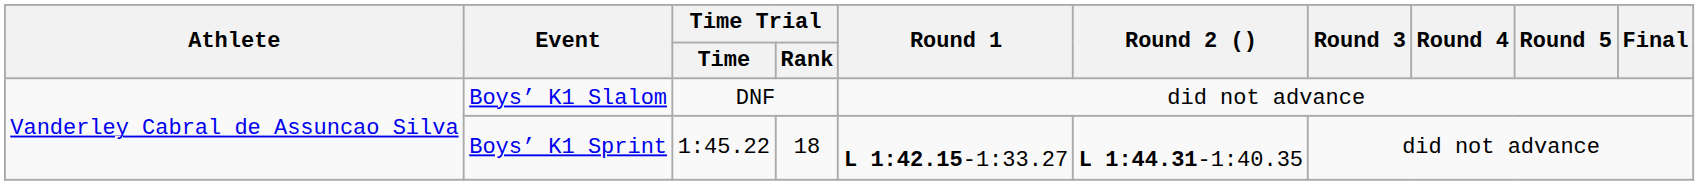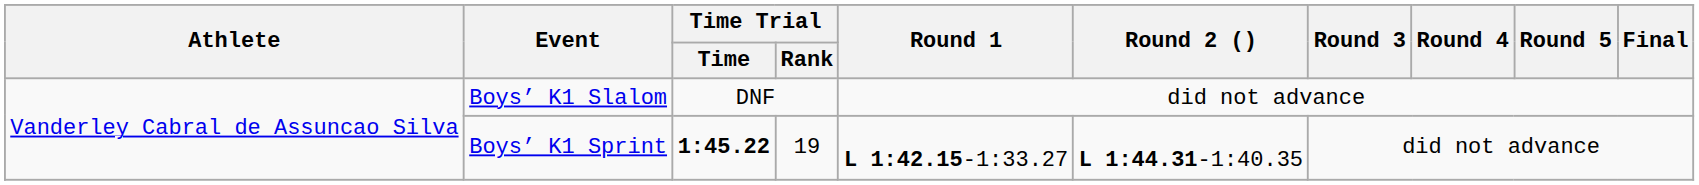(724, 147) normal -> (724, 147) bold
(807, 147) 18 -> (807, 147) 19
